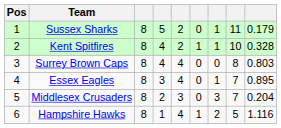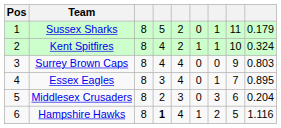(261, 47) 0.328 -> (261, 47) 0.324
(235, 64) 8 -> (235, 64) 9
(235, 98) 7 -> (235, 98) 6
(162, 115) normal -> (162, 115) bold
